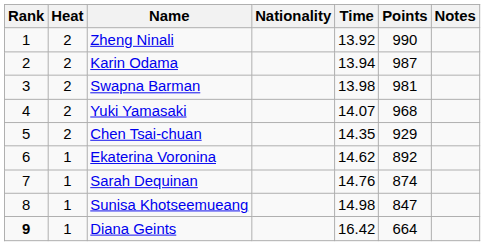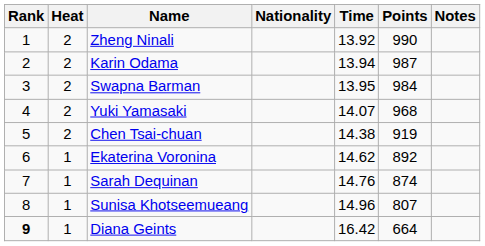(357, 87) 13.98 -> (357, 87) 13.95
(405, 87) 981 -> (405, 87) 984
(357, 134) 14.35 -> (357, 134) 14.38
(405, 134) 929 -> (405, 134) 919
(357, 205) 14.98 -> (357, 205) 14.96
(405, 205) 847 -> (405, 205) 807
